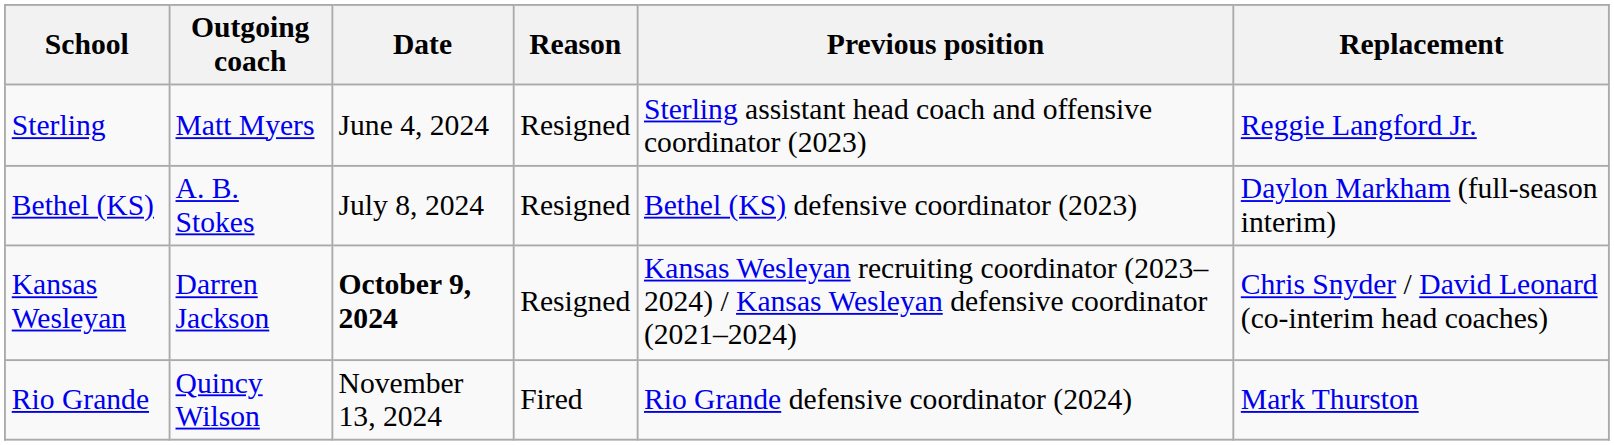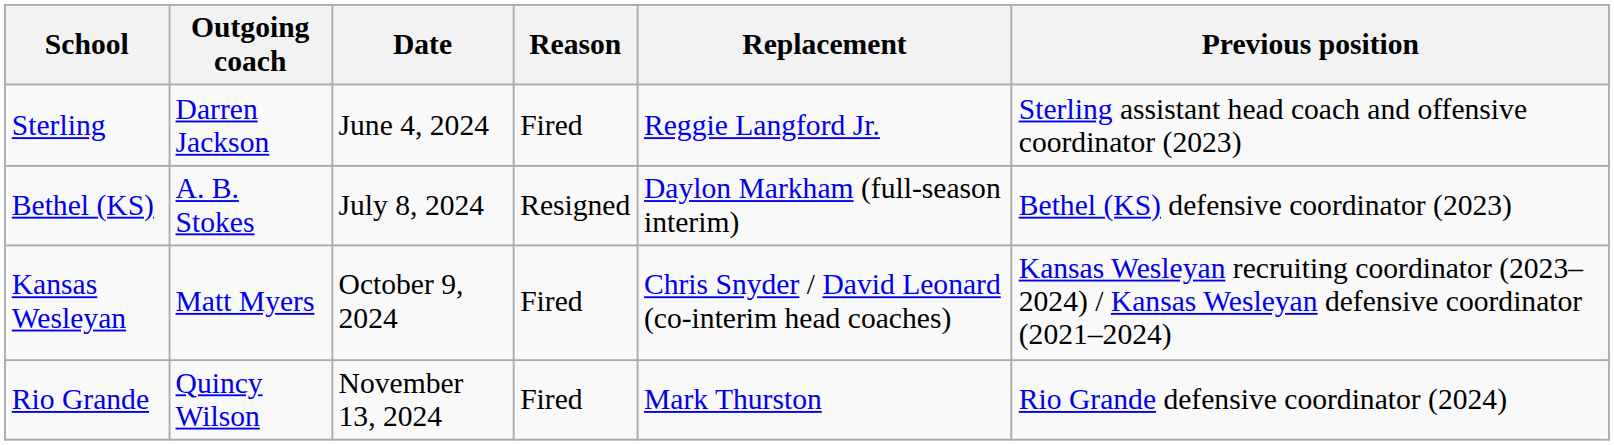columns swapped: (1421, 44) <-> (936, 44)
(245, 124) Matt Myers -> (222, 124) Darren Jackson
(575, 124) Resigned -> (551, 124) Fired
(222, 302) Darren Jackson -> (245, 302) Matt Myers
(405, 302) bold -> (401, 302) normal
(575, 302) Resigned -> (551, 302) Fired
